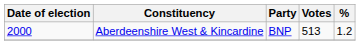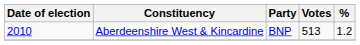(19, 31) 2000 -> (19, 31) 2010
